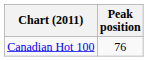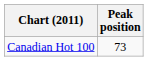(120, 46) 76 -> (120, 46) 73
